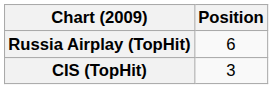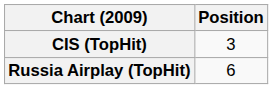rows swapped: (99, 70) <-> (99, 44)
